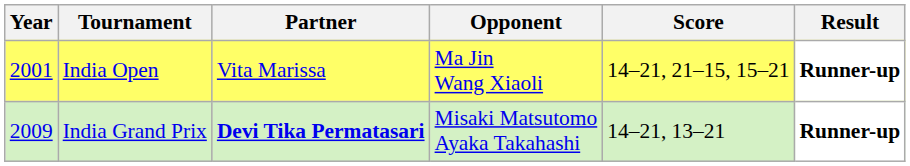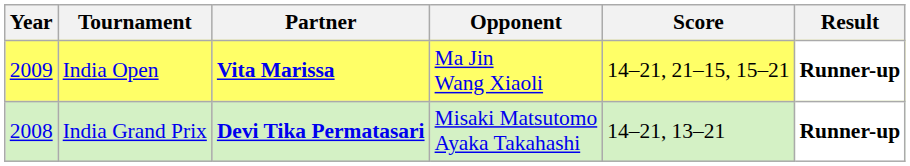(31, 70) 2001 -> (31, 70) 2009
(271, 70) normal -> (276, 70) bold
(31, 131) 2009 -> (31, 131) 2008
